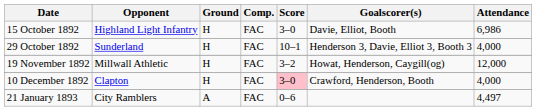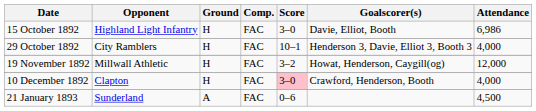(119, 47) Sunderland -> (126, 47) City Ramblers
(126, 98) City Ramblers -> (119, 98) Sunderland
(489, 98) 4,497 -> (489, 98) 4,500
